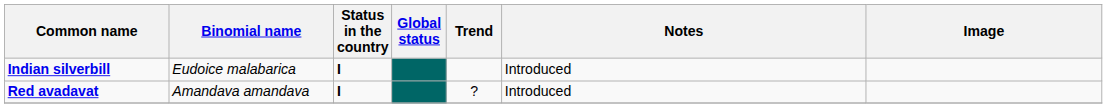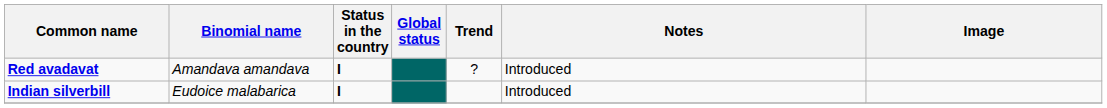rows swapped: (53, 92) <-> (59, 69)
